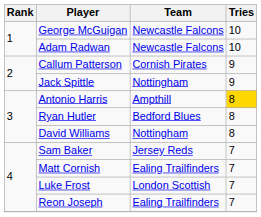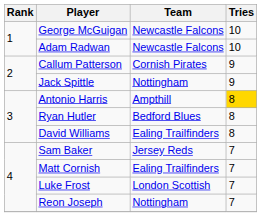(160, 133) Nottingham -> (176, 133) Ealing Trailfinders
(176, 202) Ealing Trailfinders -> (160, 202) Nottingham
